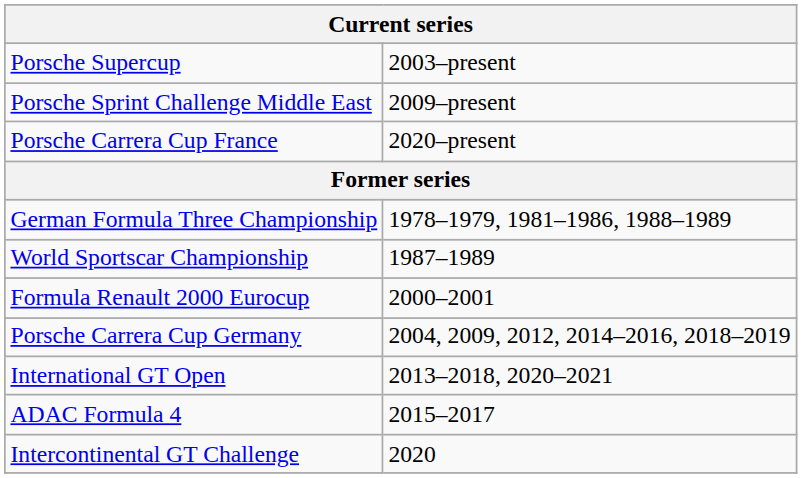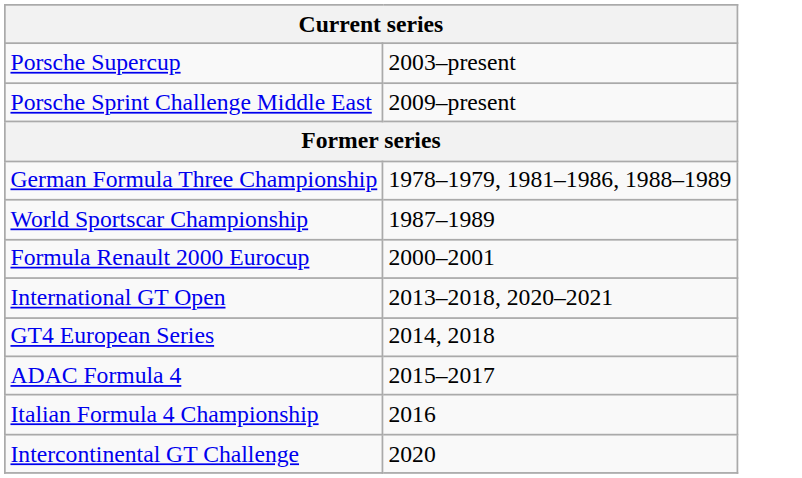- row: (144, 140)
- row: (156, 335)
+ row: (112, 335)
+ row: (165, 414)
